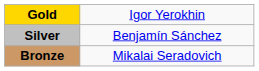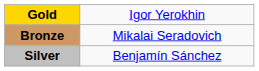rows swapped: (42, 35) <-> (42, 55)
